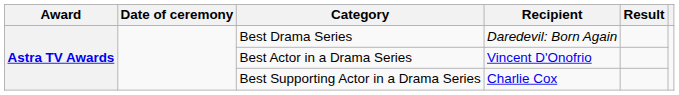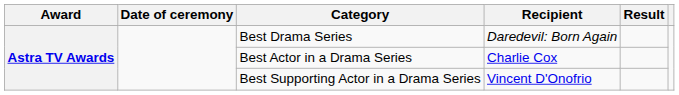(539, 57) Vincent D'Onofrio -> (522, 57) Charlie Cox
(522, 79) Charlie Cox -> (539, 79) Vincent D'Onofrio
